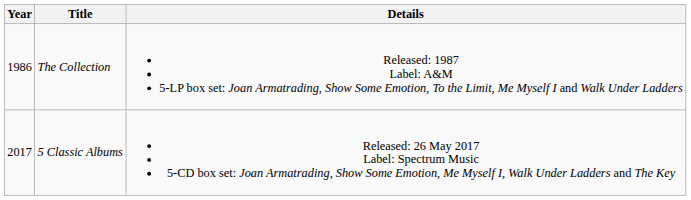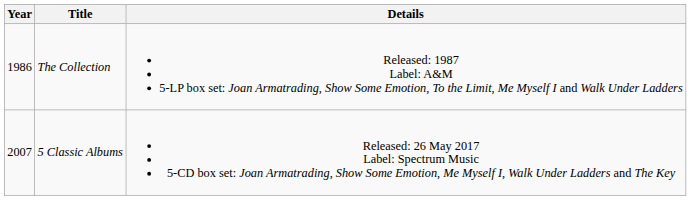(20, 152) 2017 -> (20, 152) 2007
